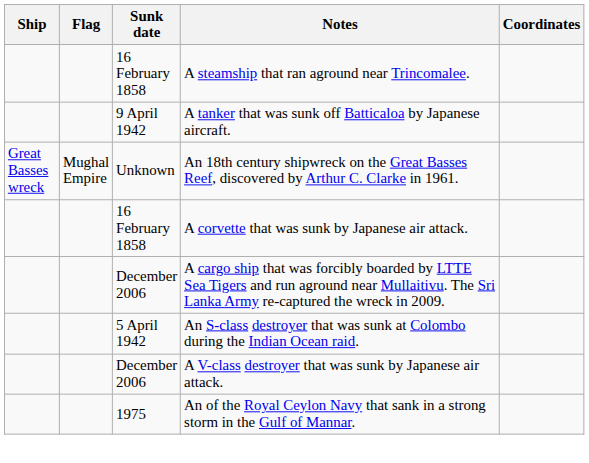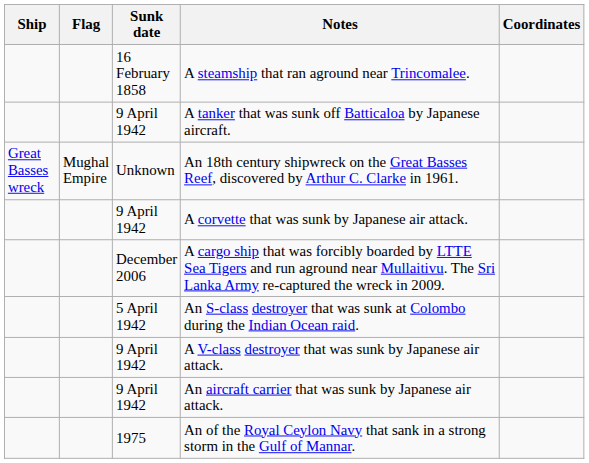(143, 227) 16 February 1858 -> (137, 219) 9 April 1942
(147, 374) December 2006 -> (137, 357) 9 April 1942
+ row: (327, 397)
